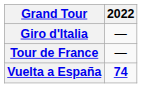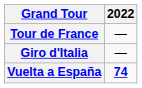rows swapped: (54, 33) <-> (54, 53)
